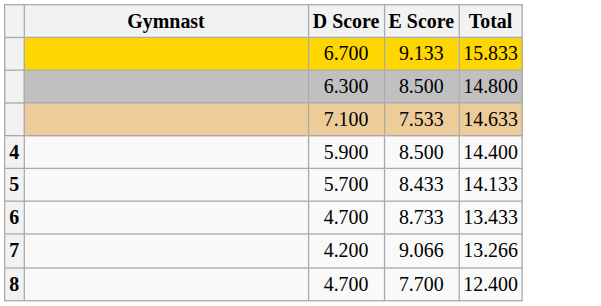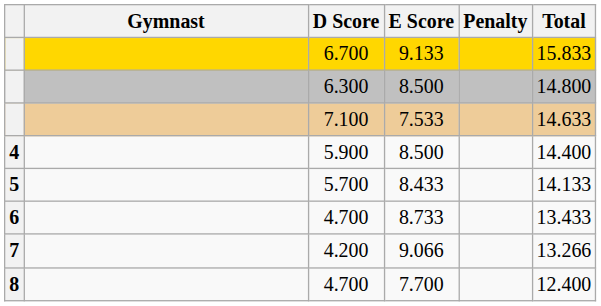+ column: (495, 21)
